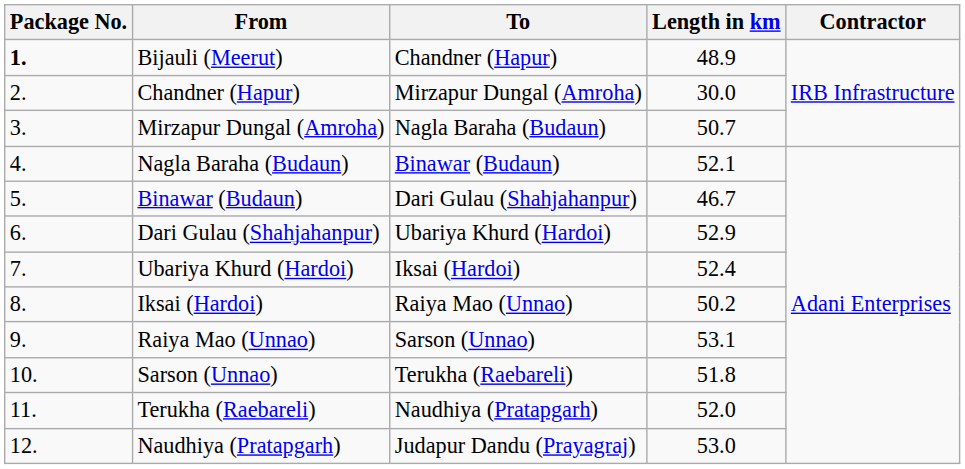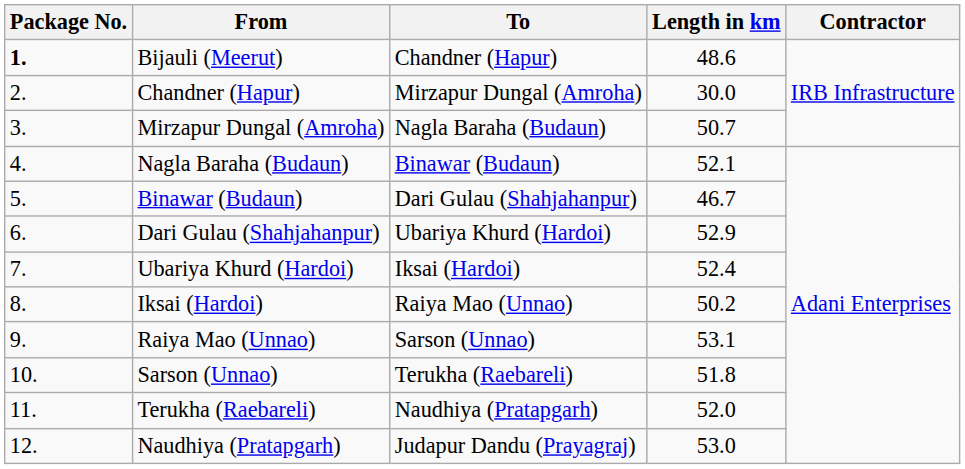(716, 57) 48.9 -> (716, 57) 48.6
